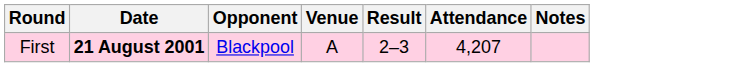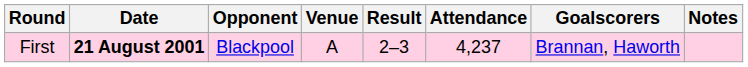+ column: (608, 18)
(479, 47) 4,207 -> (479, 47) 4,237
